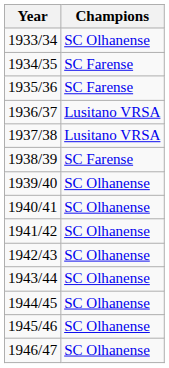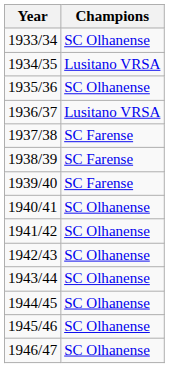(99, 64) SC Farense -> (112, 64) Lusitano VRSA
(99, 87) SC Farense -> (107, 87) SC Olhanense
(112, 135) Lusitano VRSA -> (99, 135) SC Farense
(107, 183) SC Olhanense -> (99, 183) SC Farense
